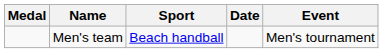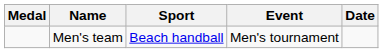columns swapped: (320, 15) <-> (245, 15)
